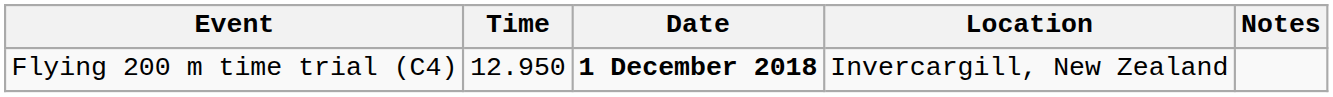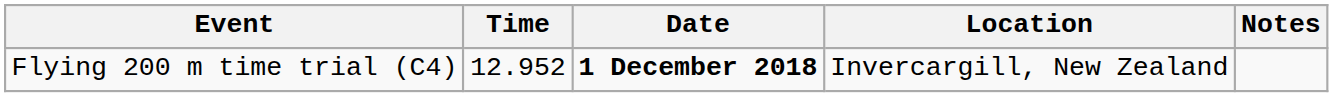(518, 70) 12.950 -> (518, 70) 12.952
